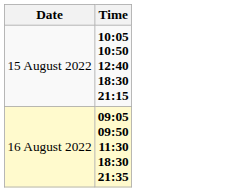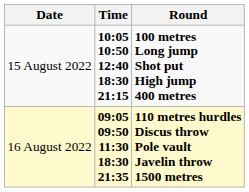+ column: (188, 15)
